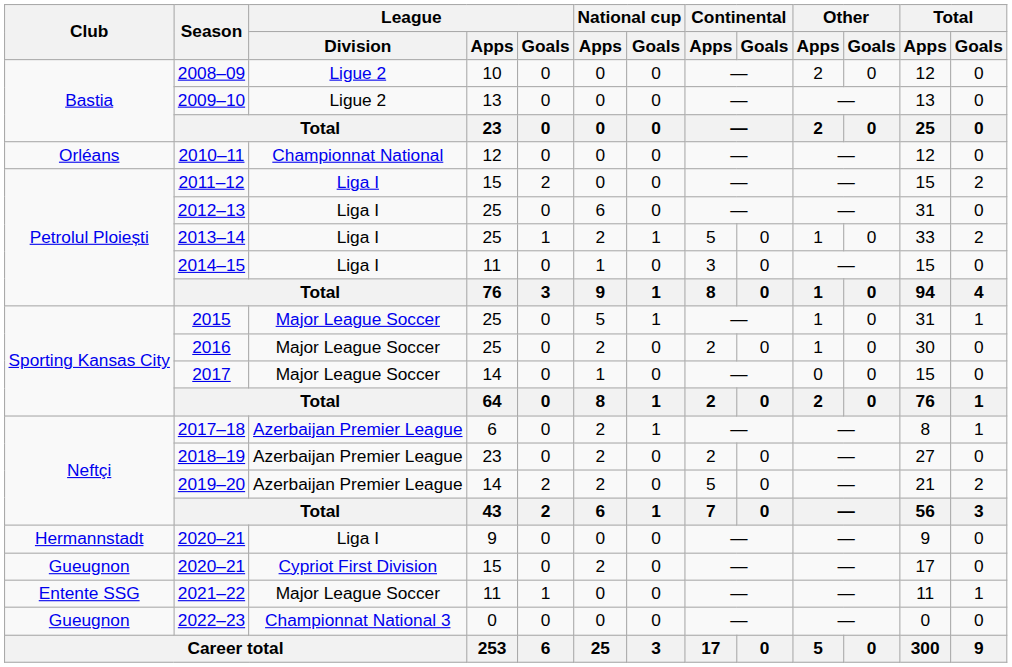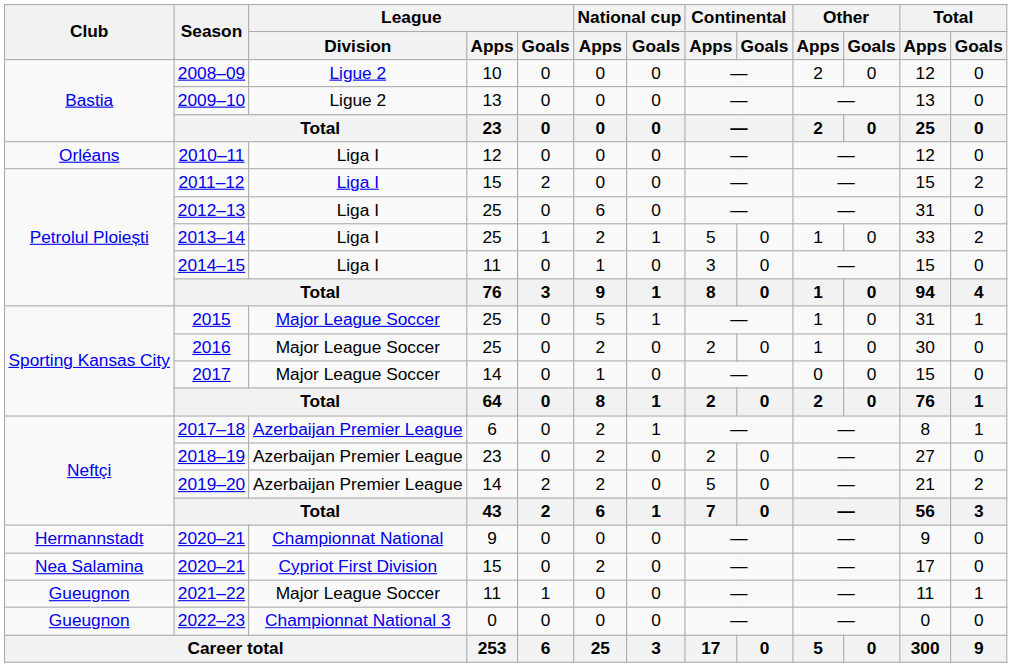(358, 155) Championnat National -> (358, 155) Liga I
(358, 538) Liga I -> (358, 538) Championnat National
(89, 566) Gueugnon -> (89, 566) Nea Salamina
(89, 593) Entente SSG -> (89, 593) Gueugnon
